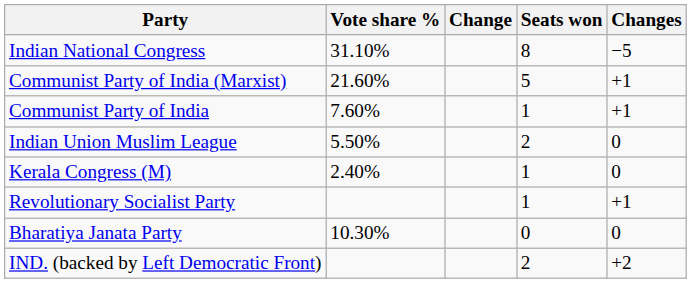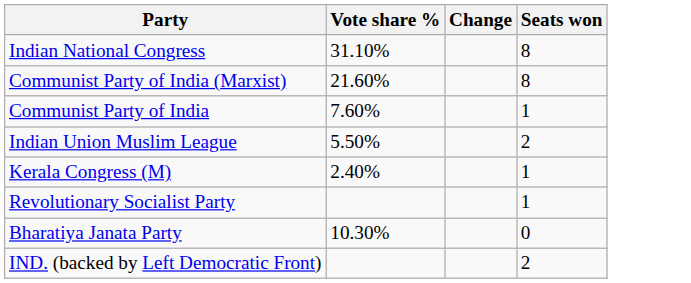- column: (647, 19)
(526, 80) 5 -> (526, 80) 8
